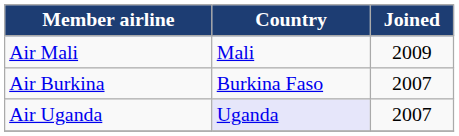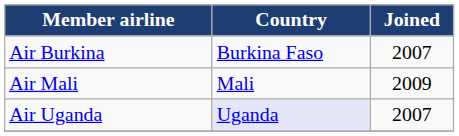rows swapped: (57, 83) <-> (44, 51)
